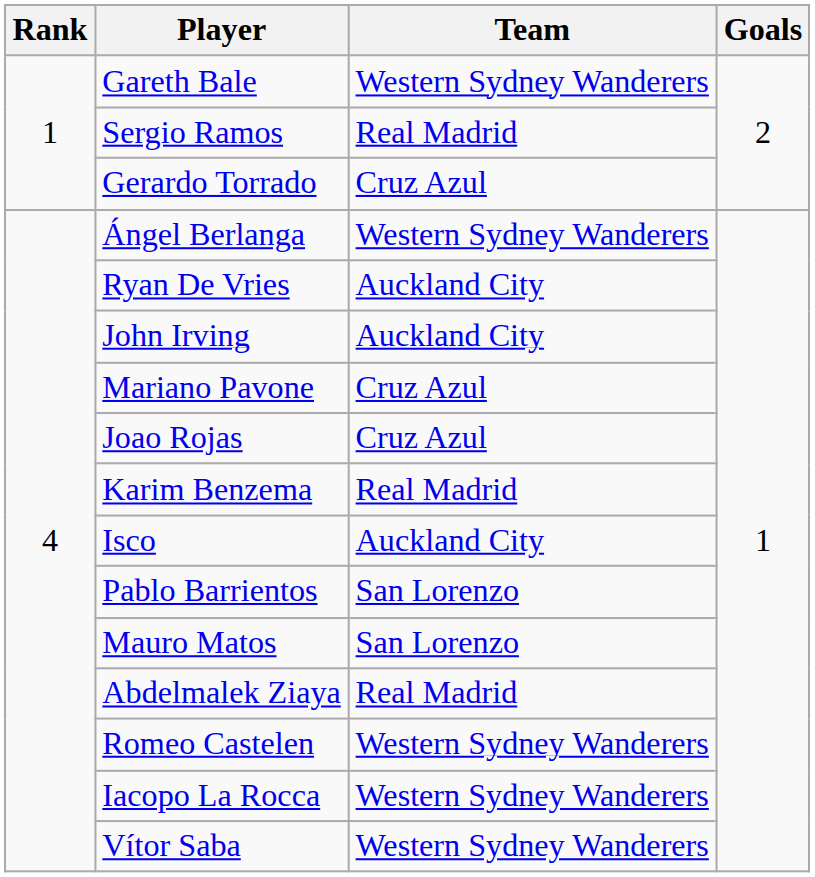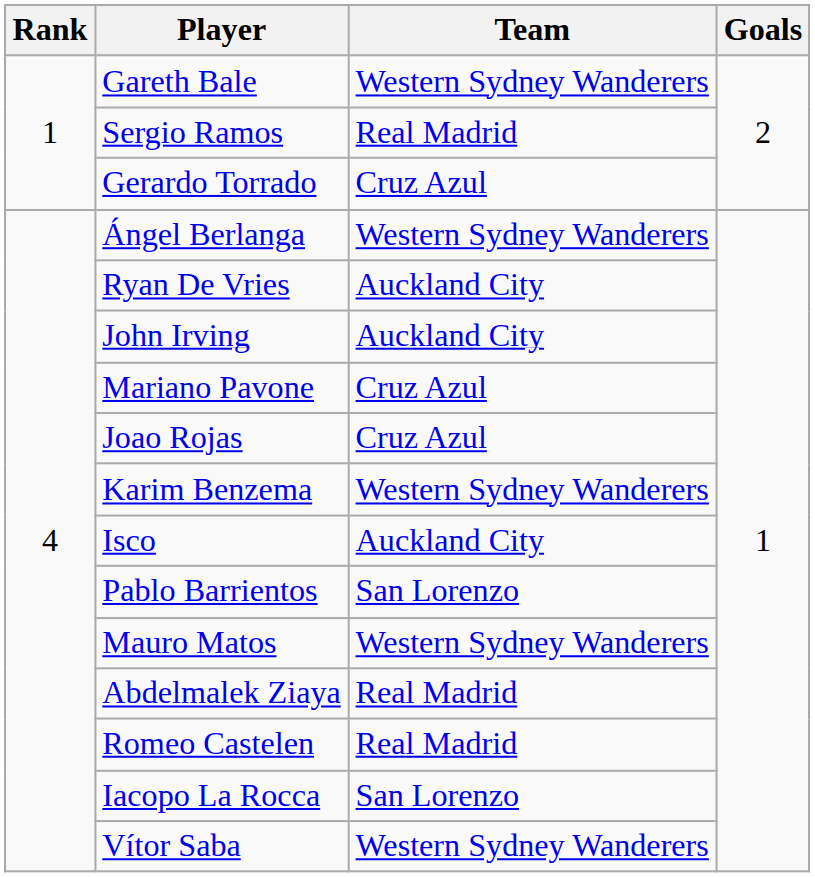(436, 489) Real Madrid -> (532, 489) Western Sydney Wanderers
(437, 642) San Lorenzo -> (532, 642) Western Sydney Wanderers
(532, 744) Western Sydney Wanderers -> (436, 744) Real Madrid
(532, 795) Western Sydney Wanderers -> (437, 795) San Lorenzo
